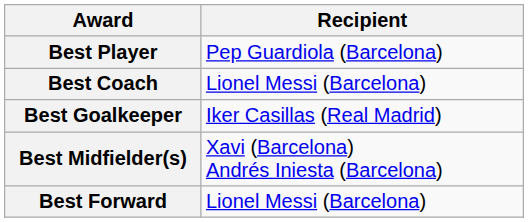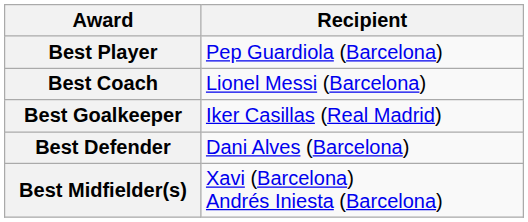+ row: (103, 147)
- row: (103, 201)
